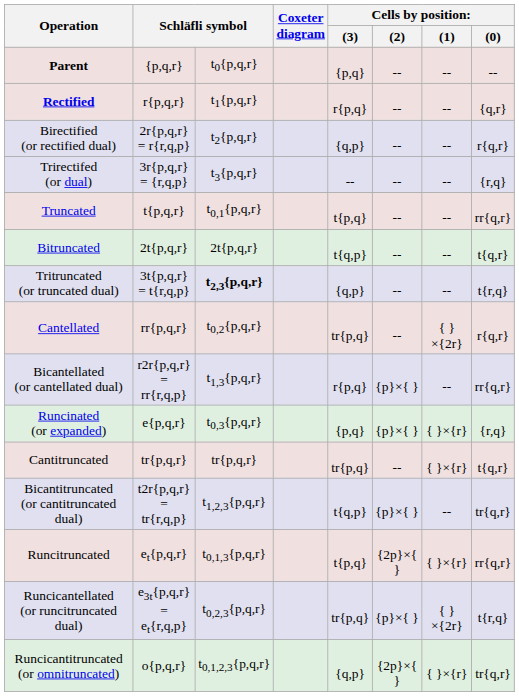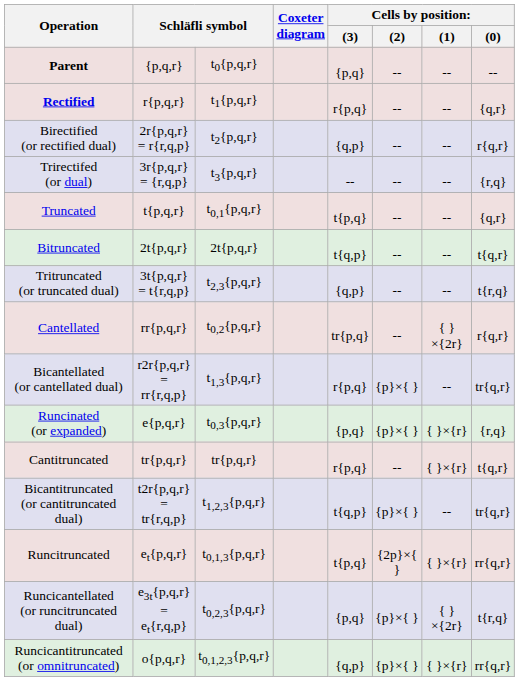(493, 218) rr{q,r} -> (493, 218) {q,r}
(234, 283) bold -> (234, 283) normal
(493, 387) rr{q,r} -> (493, 387) tr{q,r}
(350, 467) tr{p,q} -> (350, 467) r{p,q}
(350, 618) tr{p,q} -> (350, 618) {p,q}
(397, 673) {2p}×{ } -> (397, 665) {p}×{ }
(493, 673) tr{q,r} -> (493, 665) rr{q,r}
